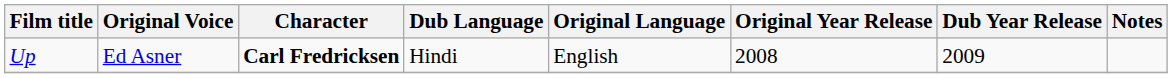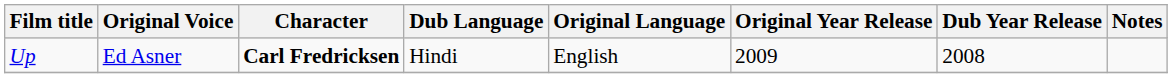(756, 55) 2008 -> (756, 55) 2009
(964, 55) 2009 -> (964, 55) 2008
